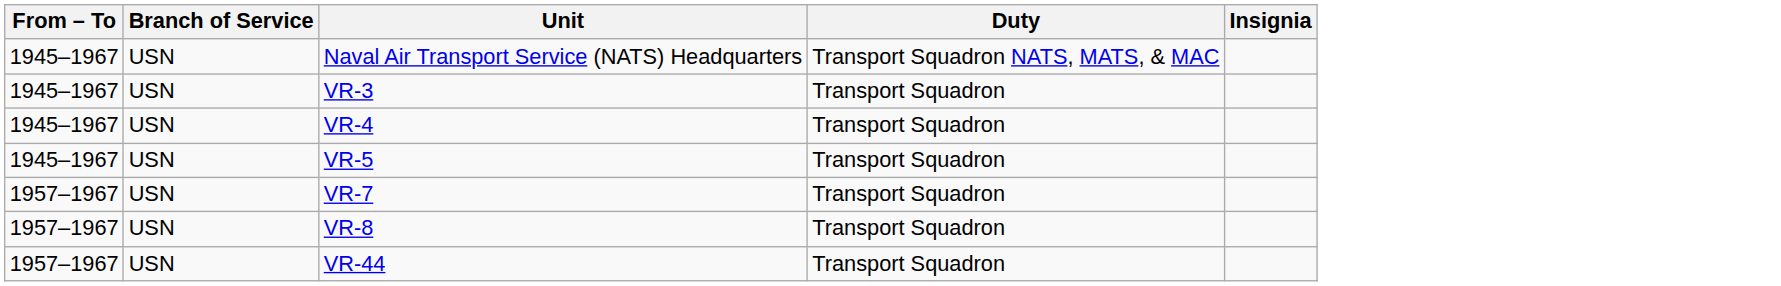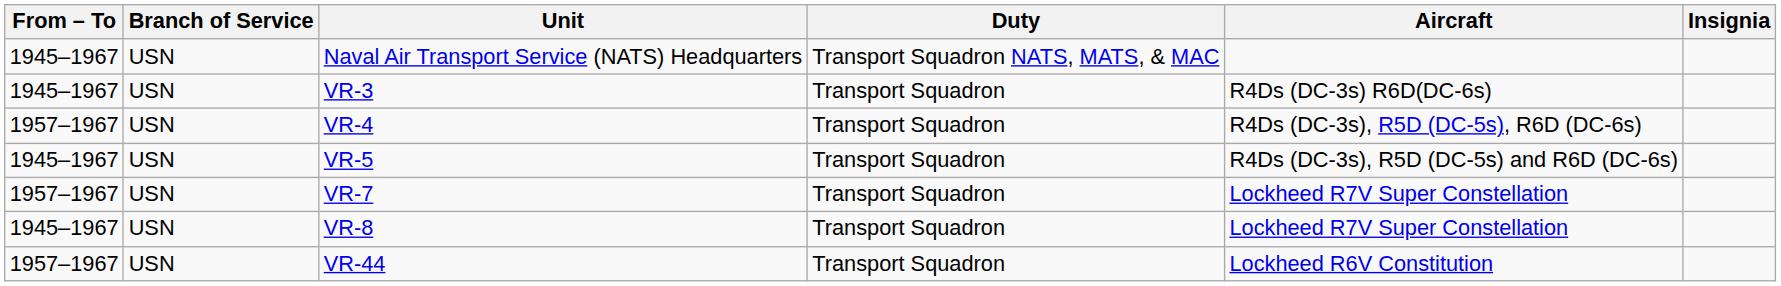+ column: (1454, 21)
(64, 125) 1945–1967 -> (64, 125) 1957–1967
(64, 228) 1957–1967 -> (64, 228) 1945–1967
